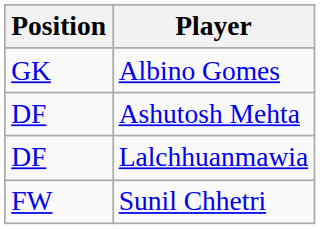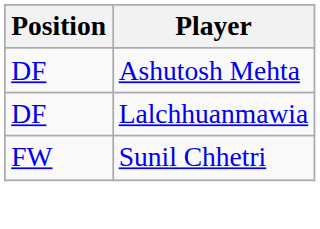- row: (199, 69)
